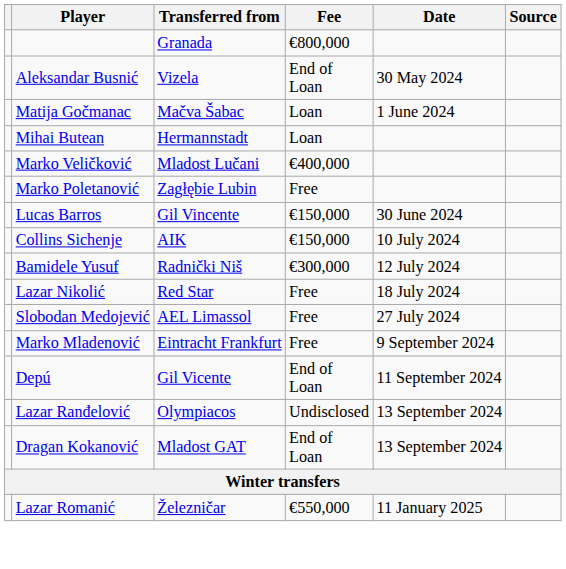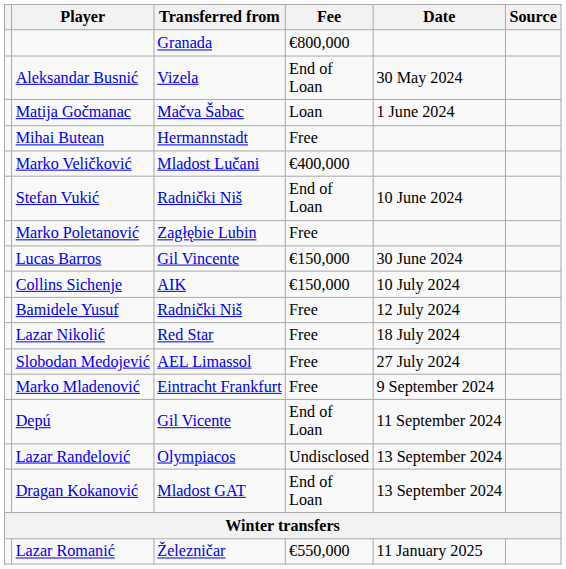(306, 138) Loan -> (303, 138) Free
+ row: (57, 198)
(319, 266) €300,000 -> (303, 309) Free
